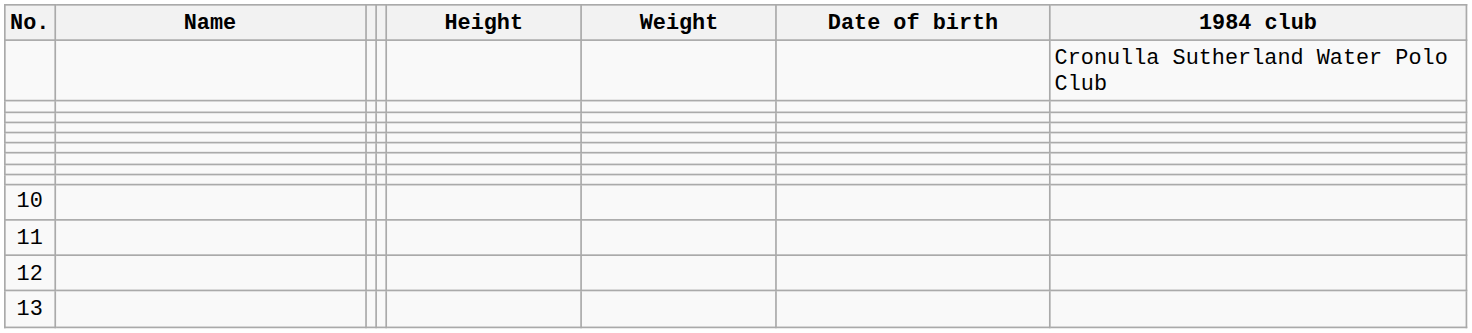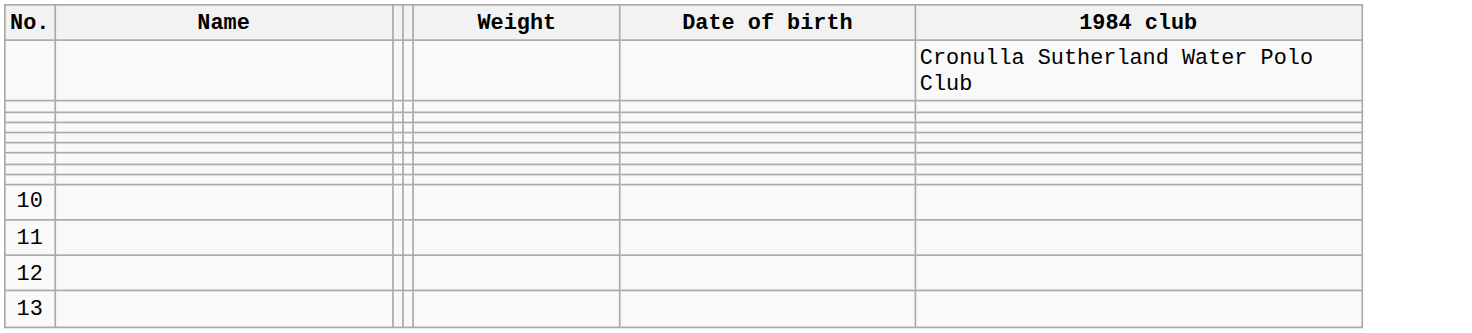- column: (484, 23)
